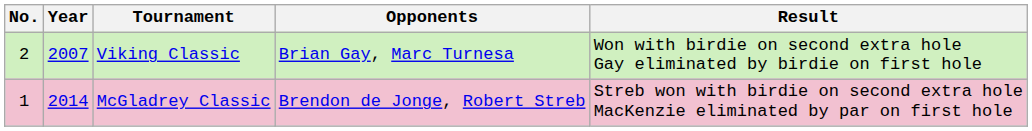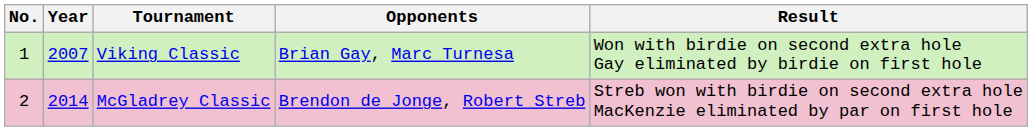(24, 56) 2 -> (24, 56) 1
(24, 103) 1 -> (24, 103) 2
